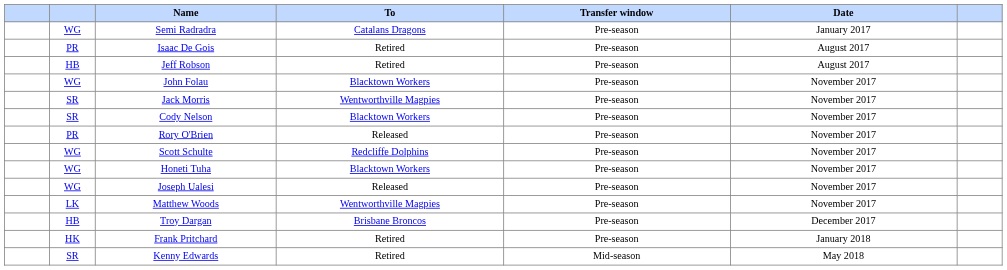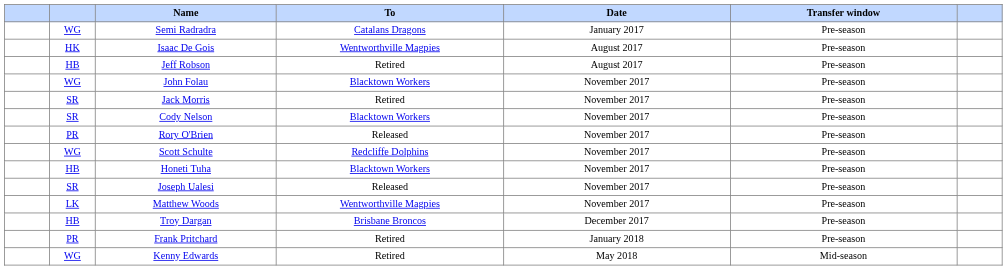columns swapped: (617, 13) <-> (843, 13)
(72, 47) PR -> (72, 47) HK
(390, 47) Retired -> (390, 47) Wentworthville Magpies
(390, 100) Wentworthville Magpies -> (390, 100) Retired
(72, 169) WG -> (72, 169) HB
(72, 186) WG -> (72, 186) SR
(72, 239) HK -> (72, 239) PR
(72, 256) SR -> (72, 256) WG
